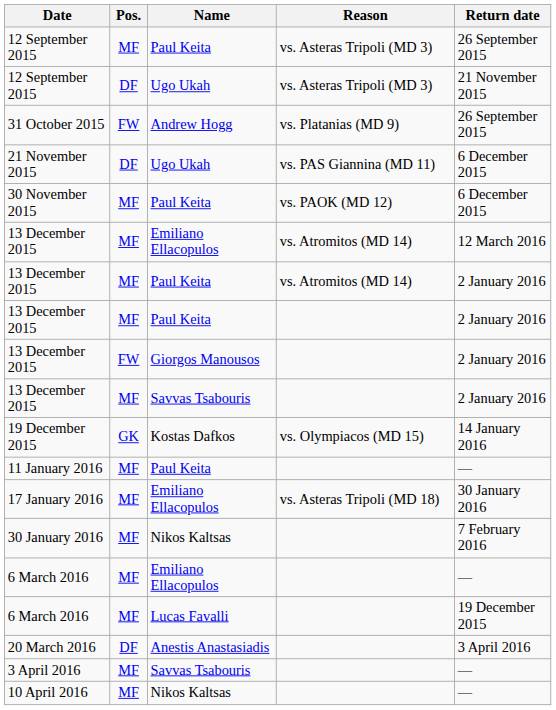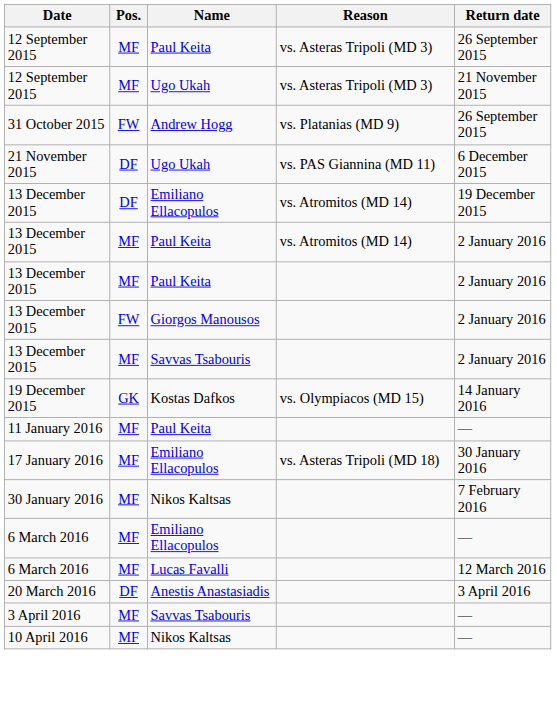(129, 85) DF -> (129, 85) MF
- row: (47, 203)
(129, 242) MF -> (129, 203) DF
(502, 242) 12 March 2016 -> (496, 203) 19 December 2015
(496, 616) 19 December 2015 -> (502, 569) 12 March 2016
